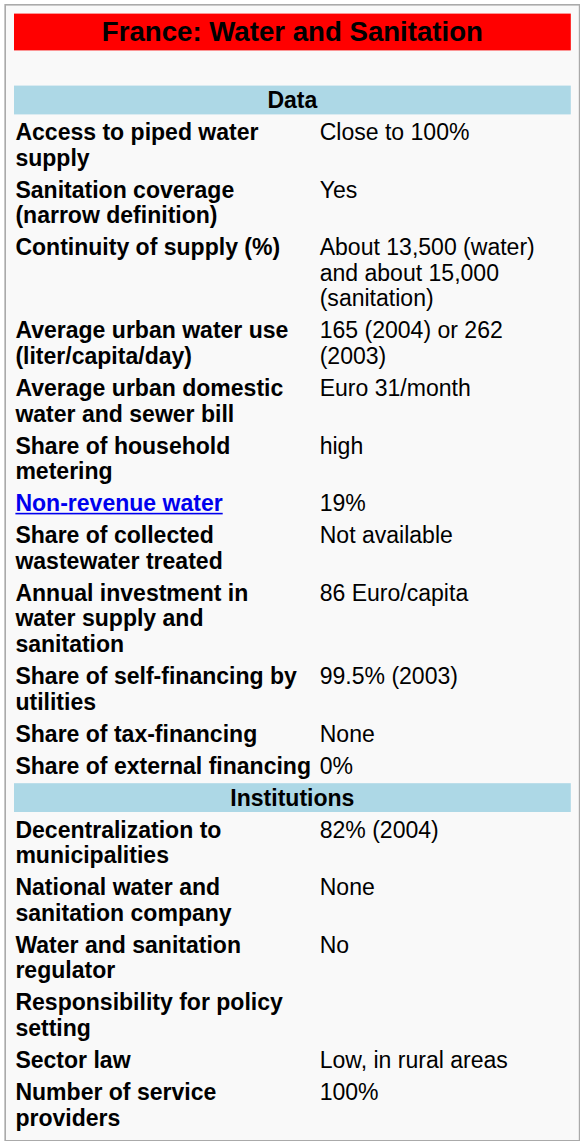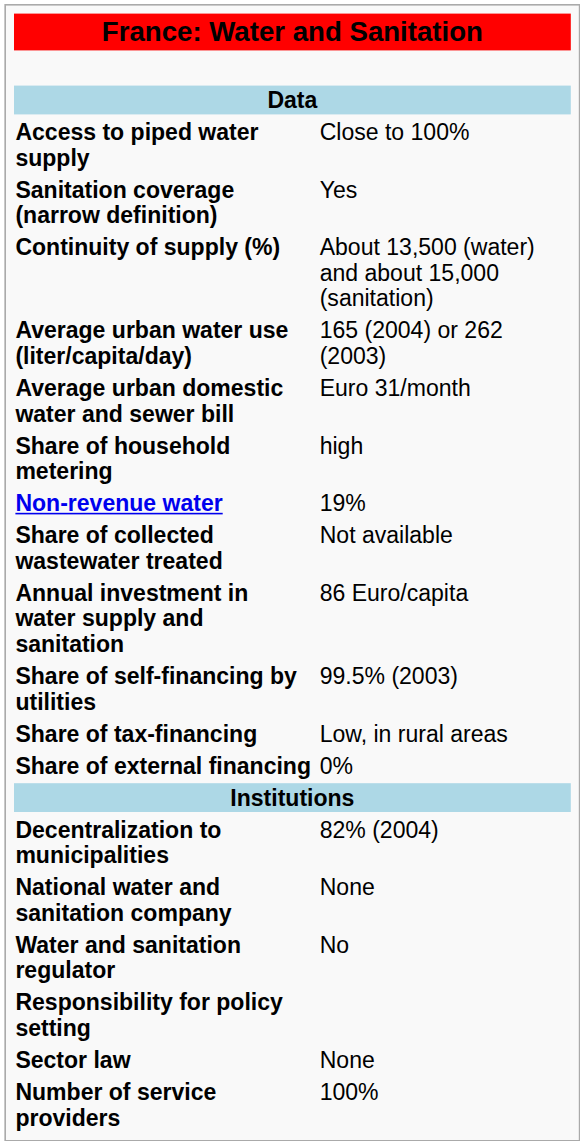(347, 733) None -> (414, 733) Low, in rural areas
(414, 1060) Low, in rural areas -> (347, 1060) None
